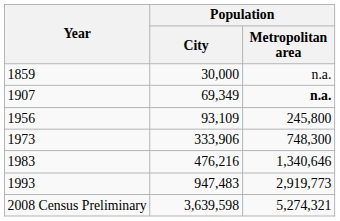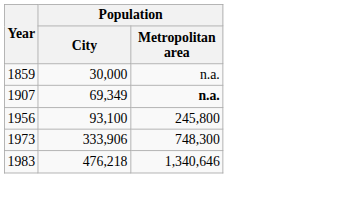(220, 118) 93,109 -> (109, 118) 93,100
(217, 161) 476,216 -> (105, 161) 476,218
- row: (21, 183)
- row: (77, 205)
